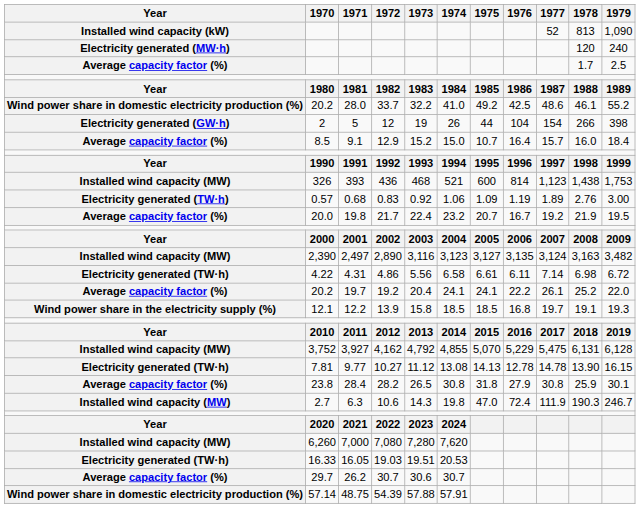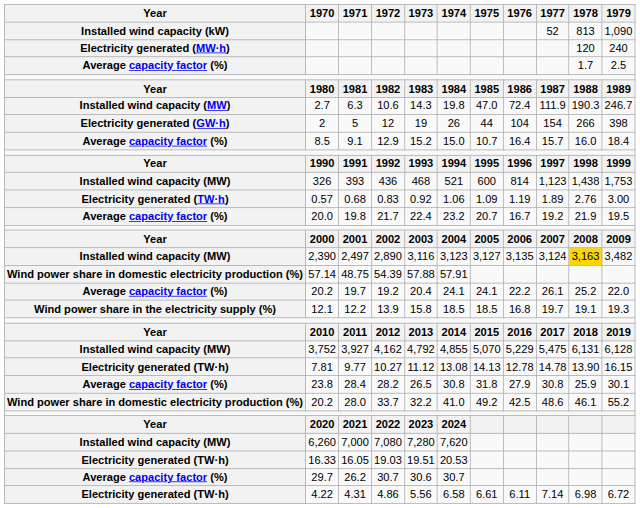rows swapped: (155, 402) <-> (155, 106)
(586, 257) no background -> (586, 257) gold background
rows swapped: (155, 274) <-> (155, 495)
